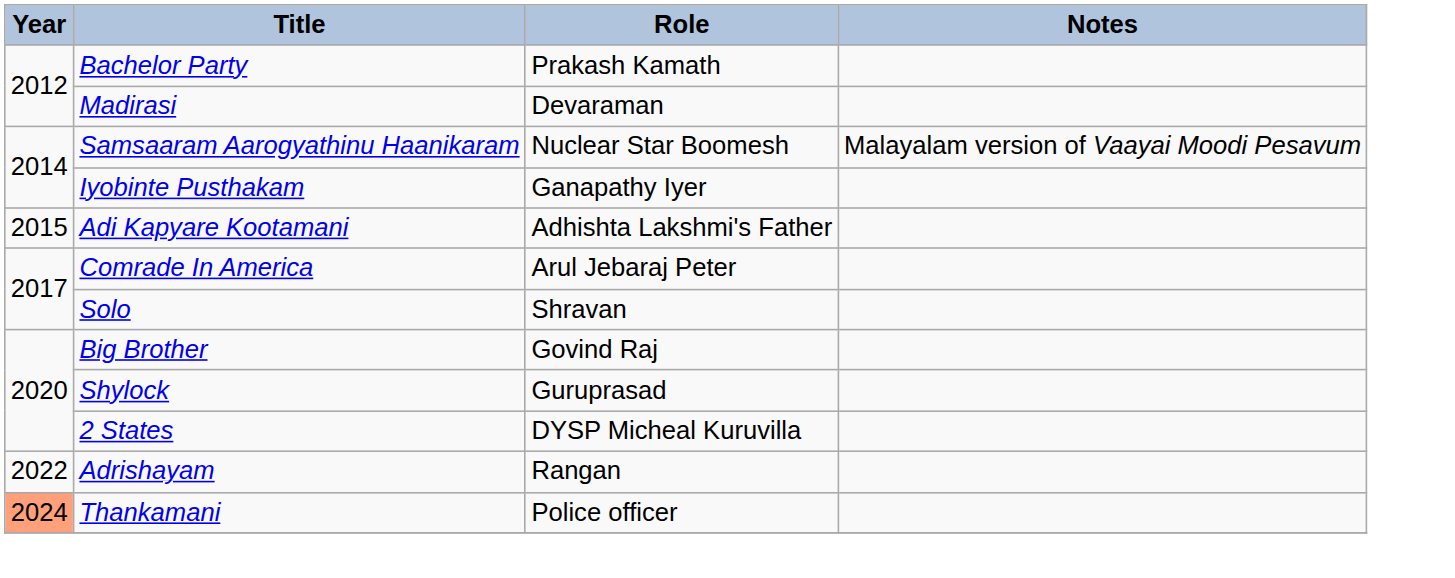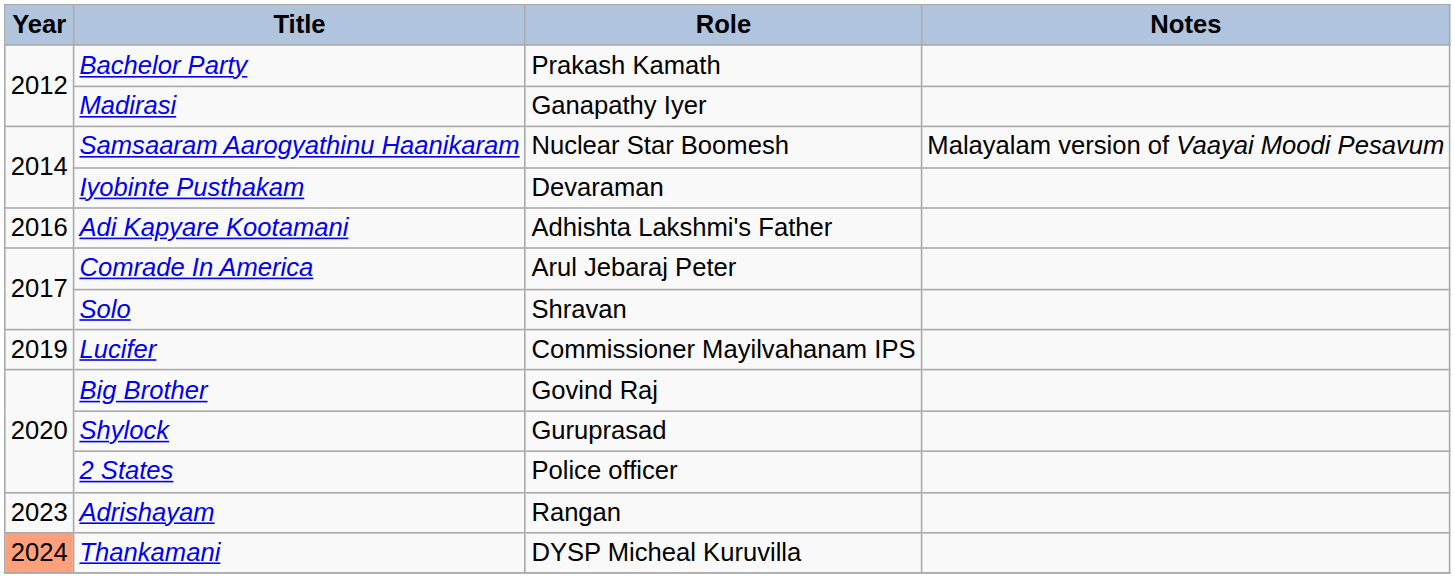(598, 106) Devaraman -> (619, 106) Ganapathy Iyer
(619, 187) Ganapathy Iyer -> (598, 187) Devaraman
(39, 227) 2015 -> (39, 227) 2016
+ row: (118, 349)
(666, 430) DYSP Micheal Kuruvilla -> (604, 471) Police officer
(39, 471) 2022 -> (39, 512) 2023
(604, 512) Police officer -> (666, 552) DYSP Micheal Kuruvilla
